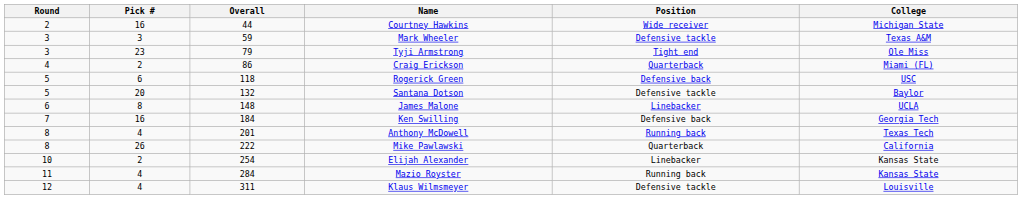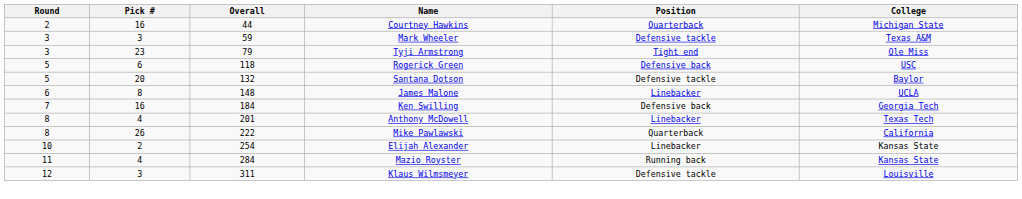(676, 25) Wide receiver -> (676, 25) Quarterback
- row: (428, 65)
(676, 133) Running back -> (676, 120) Linebacker
(140, 187) 4 -> (140, 174) 3
